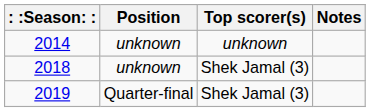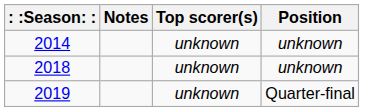columns swapped: (148, 18) <-> (339, 18)
(255, 69) Shek Jamal (3) -> (207, 69) unknown
(255, 94) Shek Jamal (3) -> (207, 94) unknown
